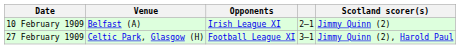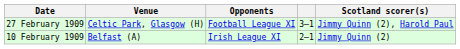rows swapped: (45, 24) <-> (45, 37)
